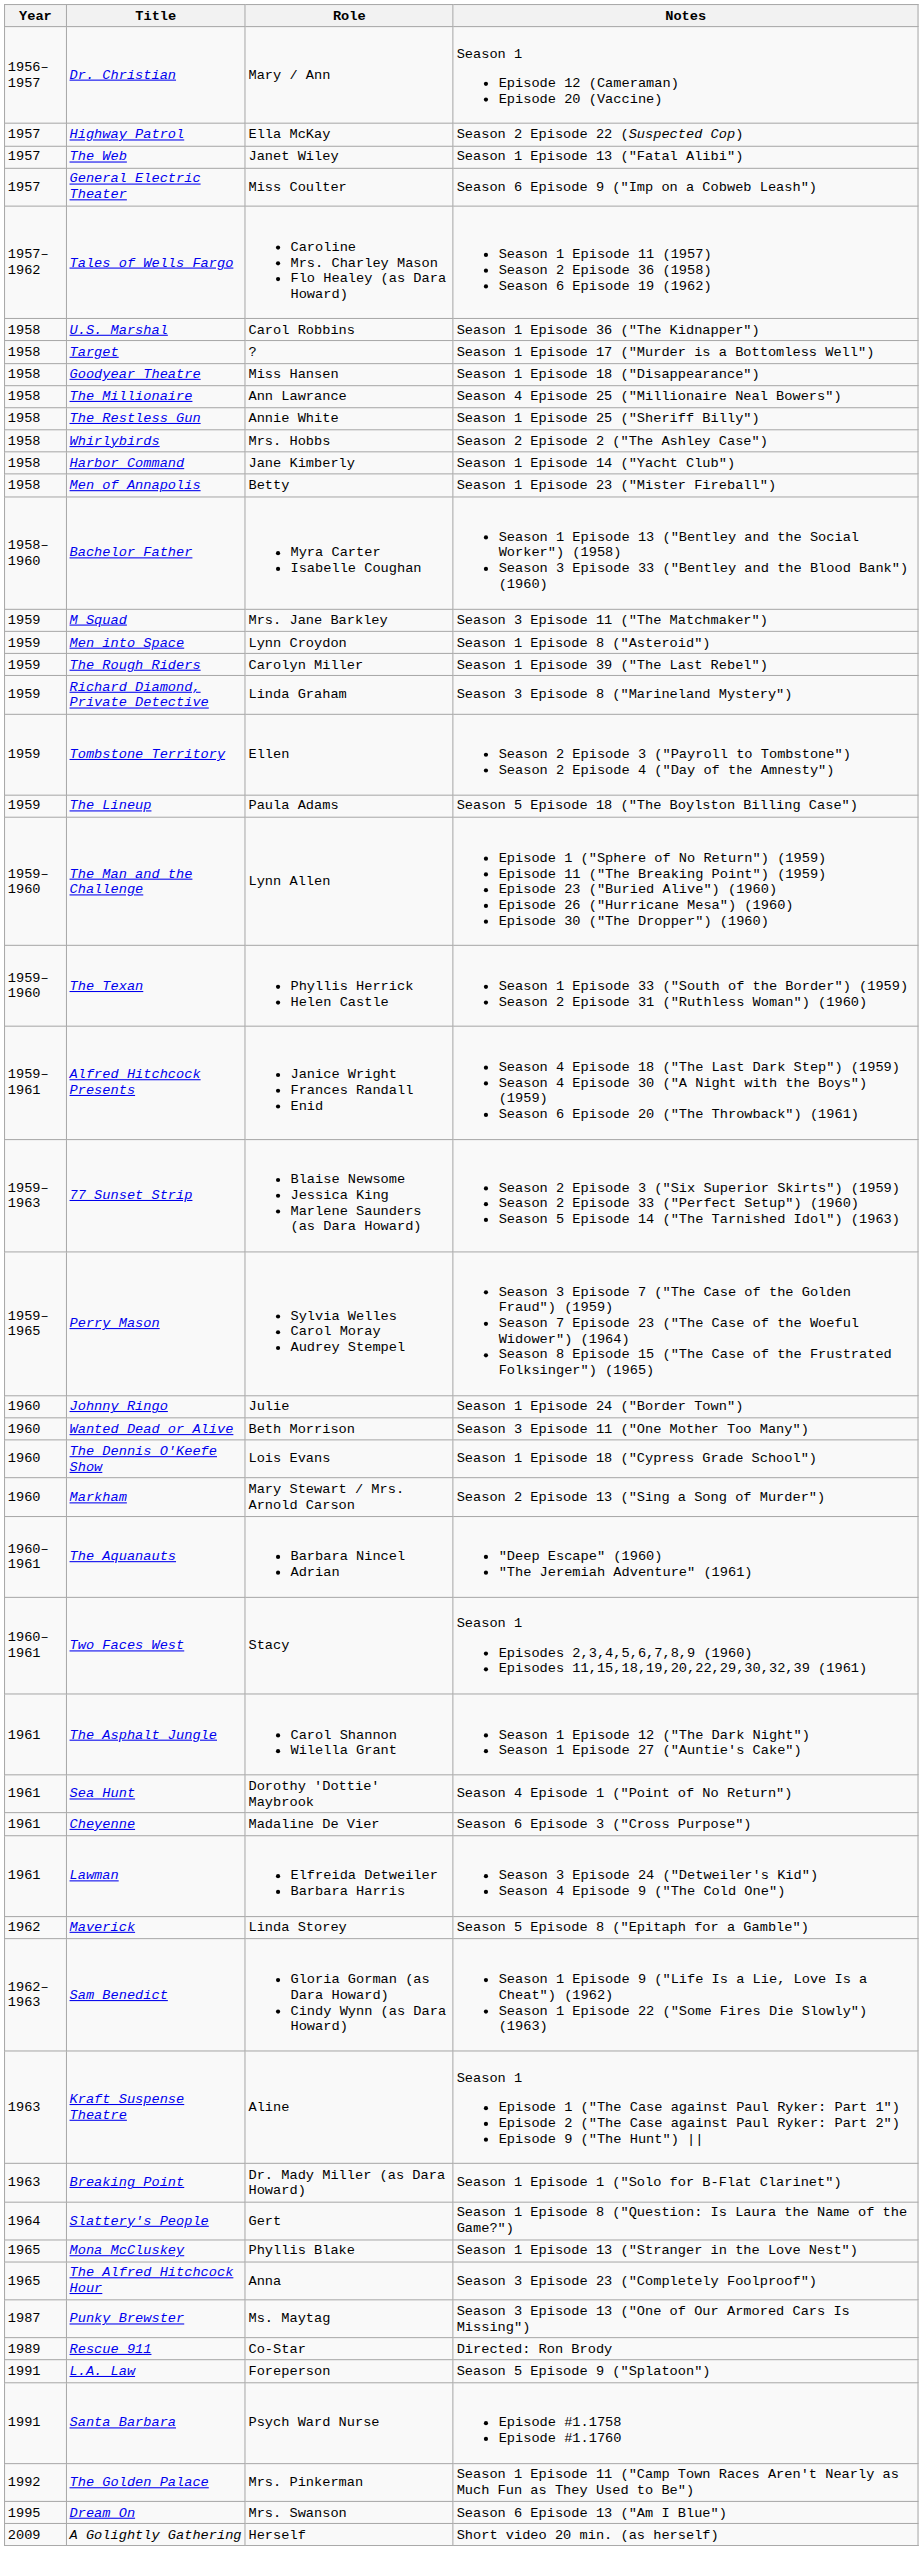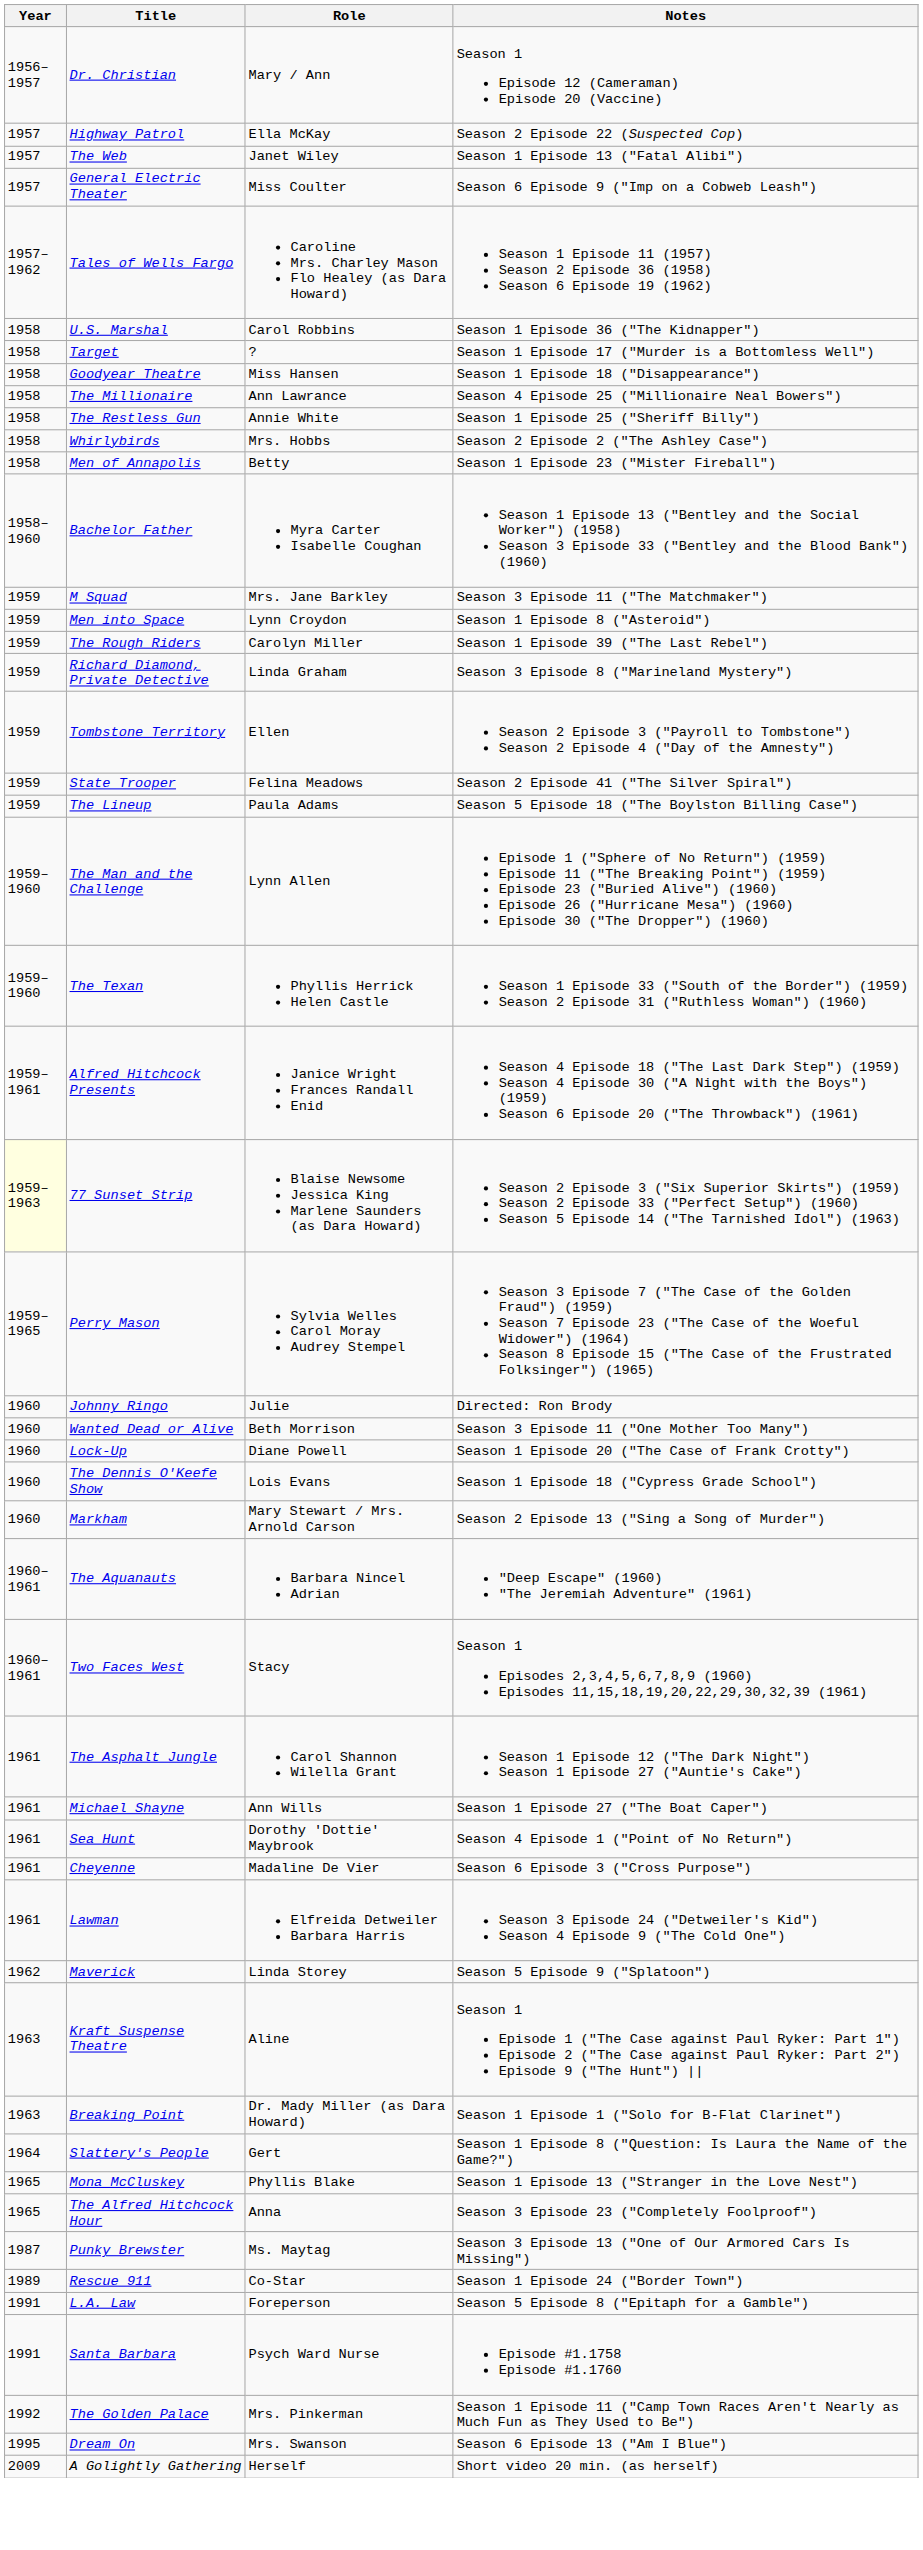- row: (127, 463)
+ row: (123, 784)
(28, 1195) no background -> (28, 1195) lightyellow background
(600, 1407) Season 1 Episode 24 ("Border Town") -> (534, 1407) Directed: Ron Brody
+ row: (98, 1451)
+ row: (127, 1808)
(633, 1927) Season 5 Episode 8 ("Epitaph for a Gamble") -> (584, 1972) Season 5 Episode 9 ("Splatoon")
- row: (119, 1995)
(534, 2349) Directed: Ron Brody -> (600, 2281) Season 1 Episode 24 ("Border Town")
(584, 2371) Season 5 Episode 9 ("Splatoon") -> (633, 2303) Season 5 Episode 8 ("Epitaph for a Gamble")
